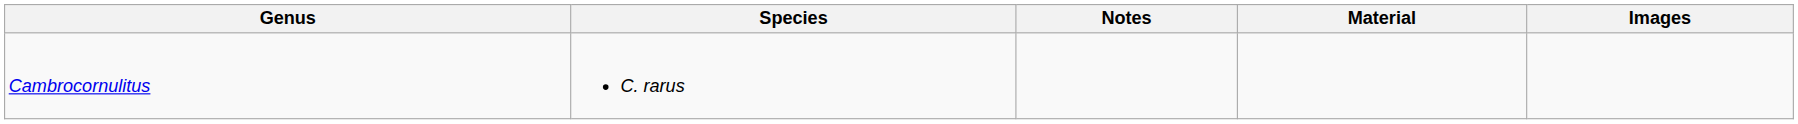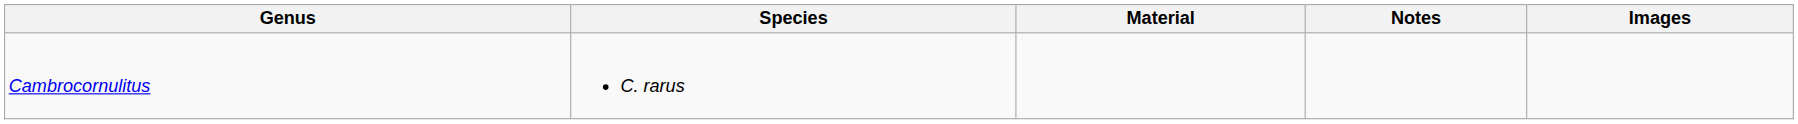columns swapped: (1382, 18) <-> (1127, 18)
